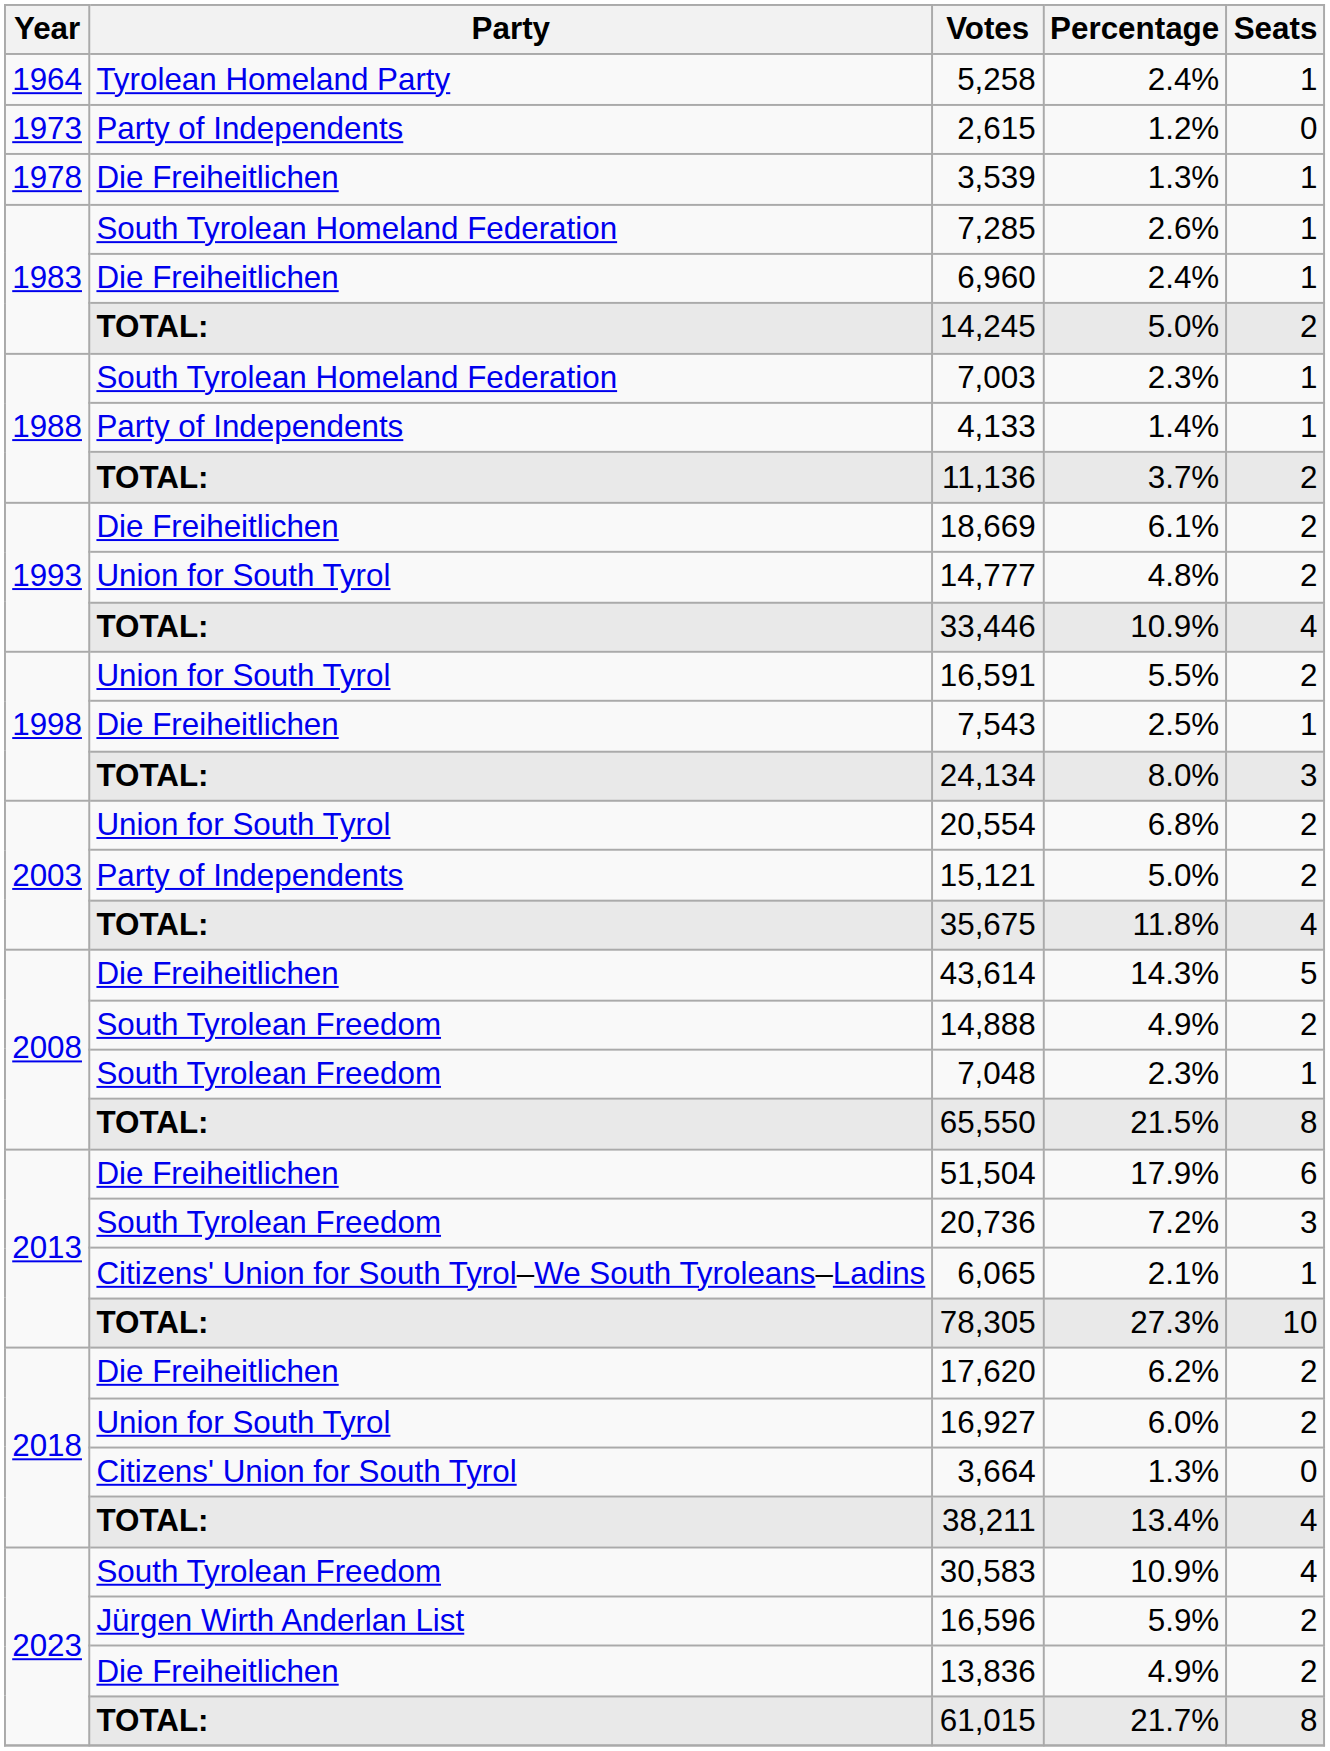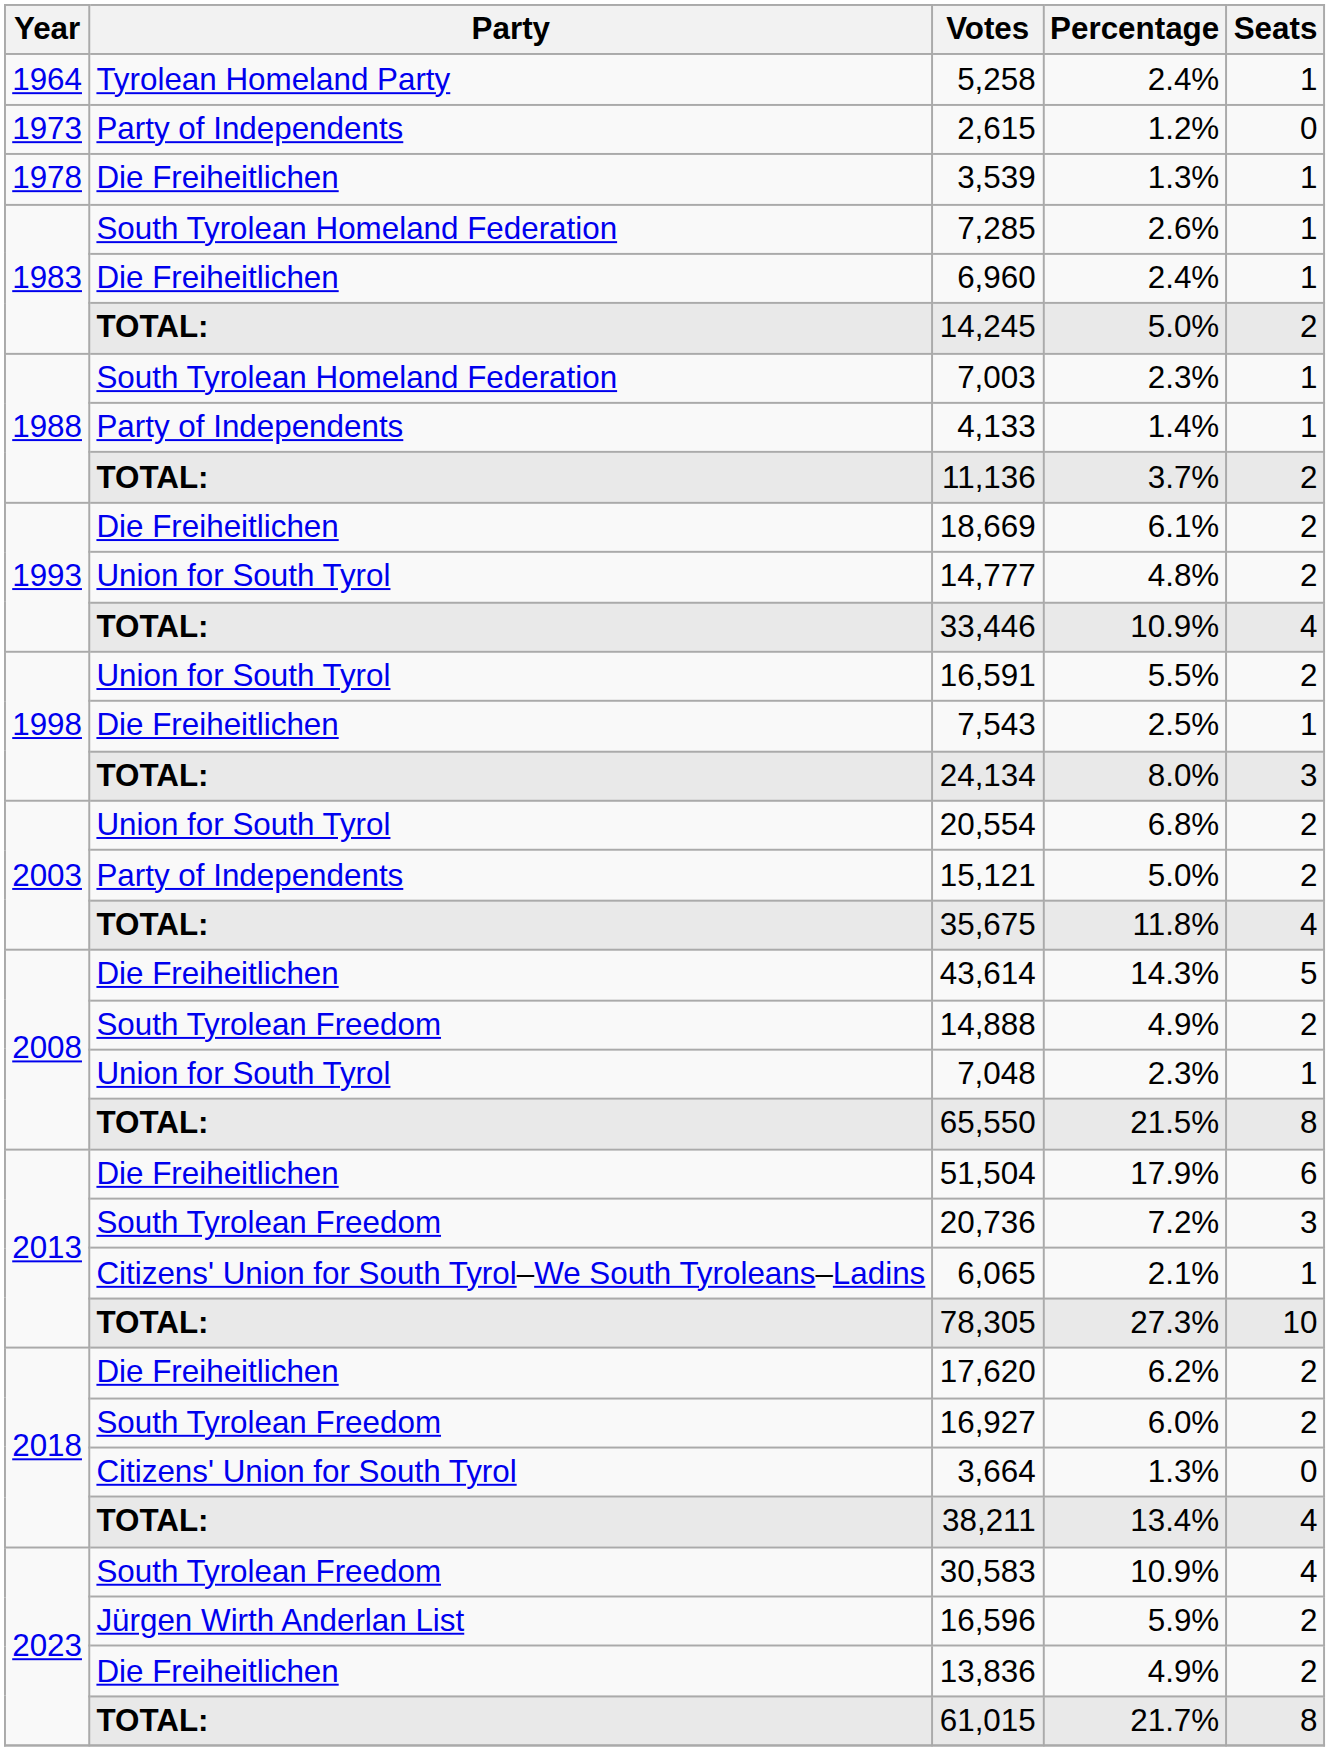(269, 1073) South Tyrolean Freedom -> (243, 1073) Union for South Tyrol
(243, 1421) Union for South Tyrol -> (269, 1421) South Tyrolean Freedom
